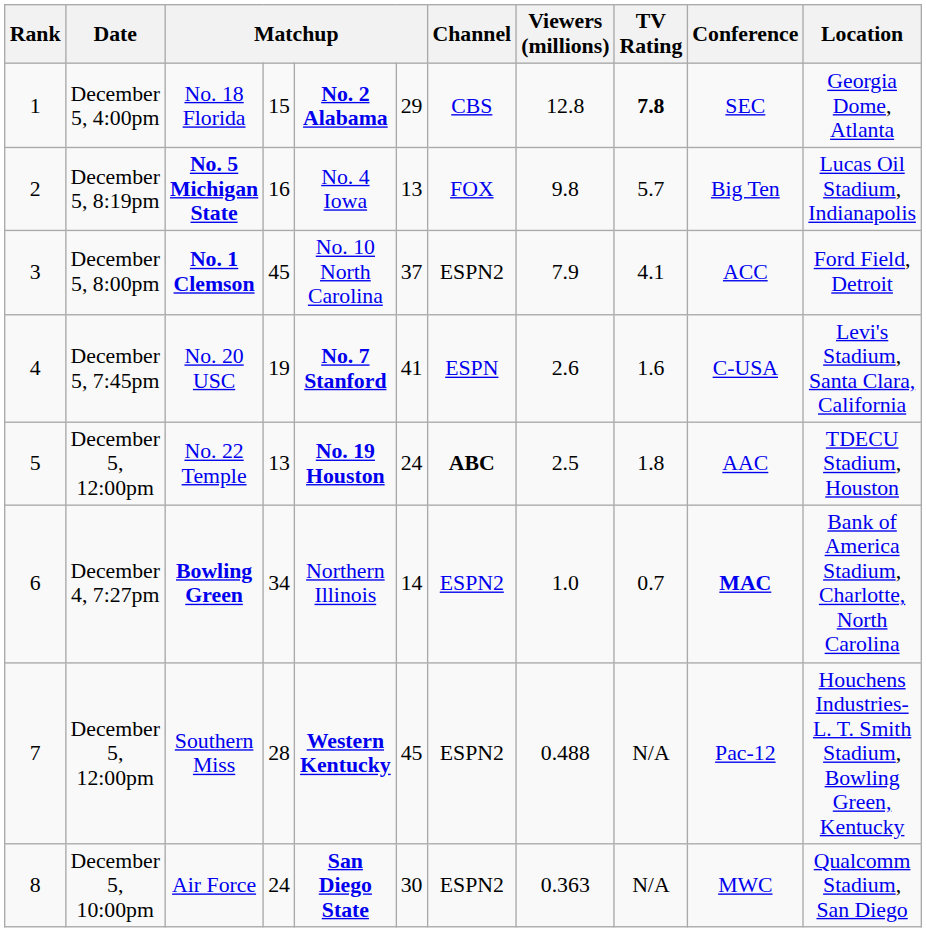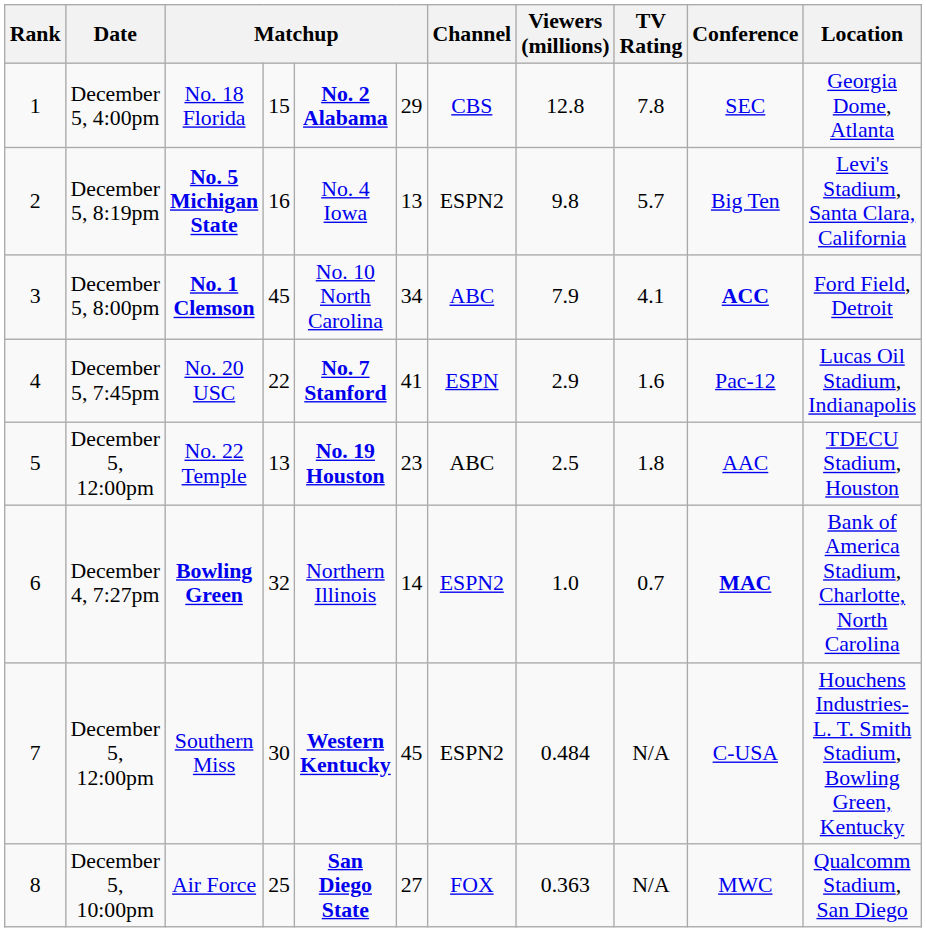(651, 105) bold -> (651, 105) normal
(472, 188) FOX -> (472, 200) ESPN2
(862, 188) Lucas Oil Stadium, Indianapolis -> (862, 200) Levi's Stadium, Santa Clara, California
(412, 272) 37 -> (412, 296) 34
(472, 272) ESPN2 -> (472, 296) ABC
(745, 272) normal -> (745, 296) bold
(279, 367) 19 -> (279, 380) 22
(565, 367) 2.6 -> (565, 380) 2.9
(745, 367) C-USA -> (745, 380) Pac-12
(862, 367) Levi's Stadium, Santa Clara, California -> (862, 380) Lucas Oil Stadium, Indianapolis
(412, 463) 24 -> (412, 463) 23
(472, 463) bold -> (472, 463) normal
(279, 583) 34 -> (279, 583) 32
(279, 752) 28 -> (279, 752) 30
(565, 752) 0.488 -> (565, 752) 0.484
(745, 752) Pac-12 -> (745, 752) C-USA
(279, 885) 24 -> (279, 885) 25
(412, 885) 30 -> (412, 885) 27
(472, 885) ESPN2 -> (472, 885) FOX
